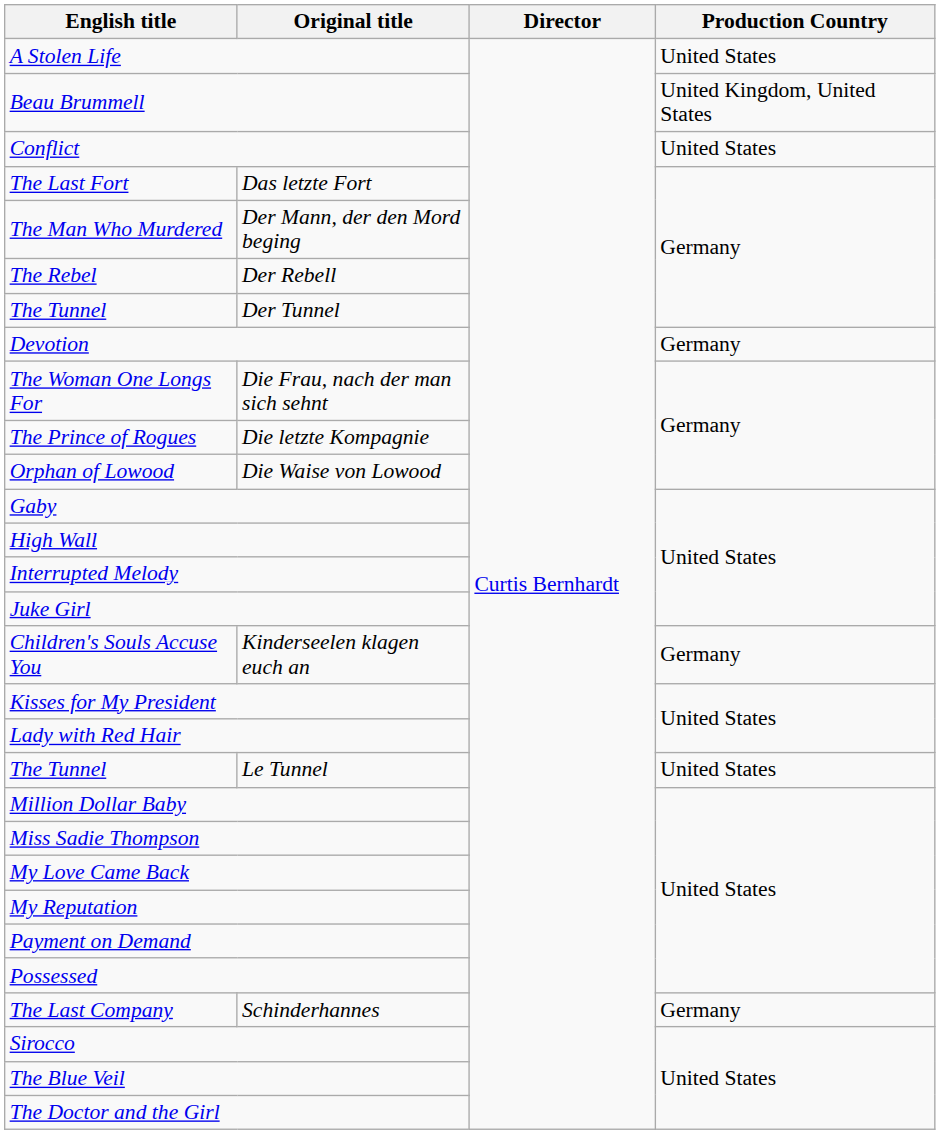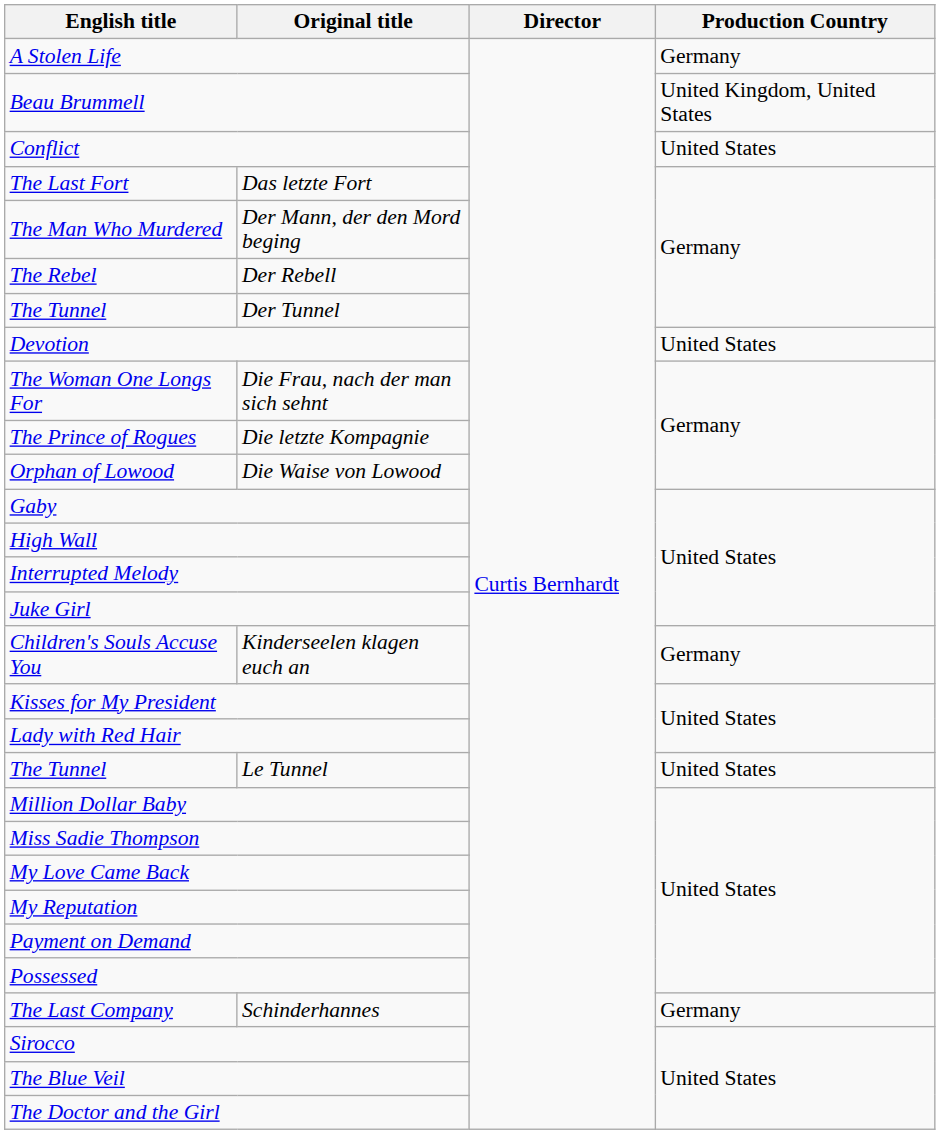(718, 55) United States -> (700, 55) Germany
(700, 344) Germany -> (718, 344) United States
